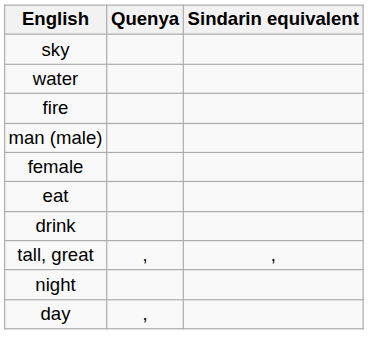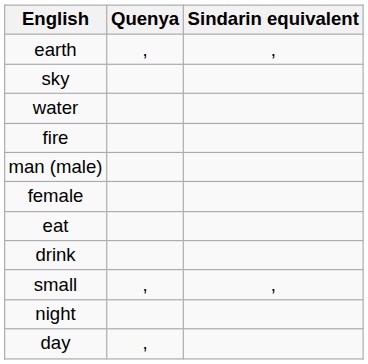+ row: (56, 49)
- row: (56, 255)
+ row: (56, 284)
